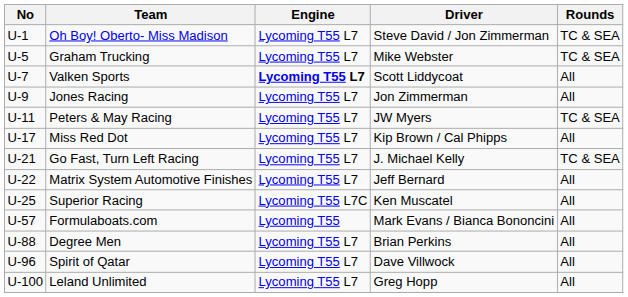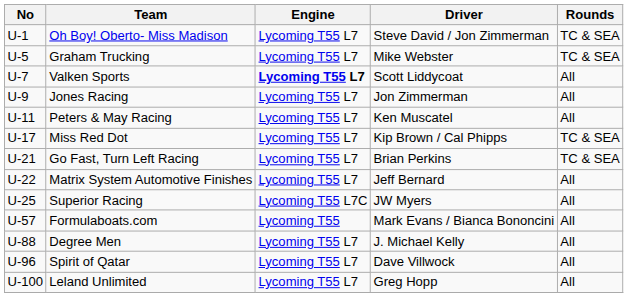(403, 117) JW Myers -> (413, 117) Ken Muscatel
(590, 117) TC & SEA -> (568, 117) All
(568, 138) All -> (590, 138) TC & SEA
(419, 158) J. Michael Kelly -> (412, 158) Brian Perkins
(413, 200) Ken Muscatel -> (403, 200) JW Myers
(412, 241) Brian Perkins -> (419, 241) J. Michael Kelly
